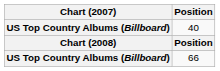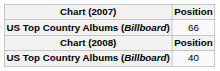rows swapped: (194, 27) <-> (194, 58)
